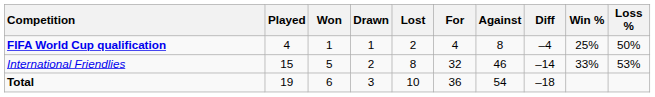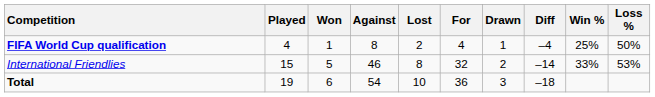columns swapped: (371, 20) <-> (500, 20)
